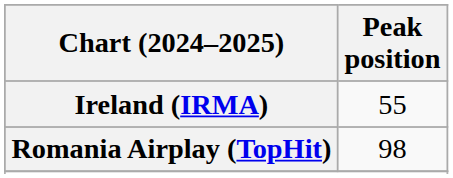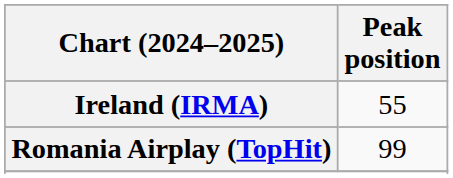(392, 148) 98 -> (392, 148) 99
